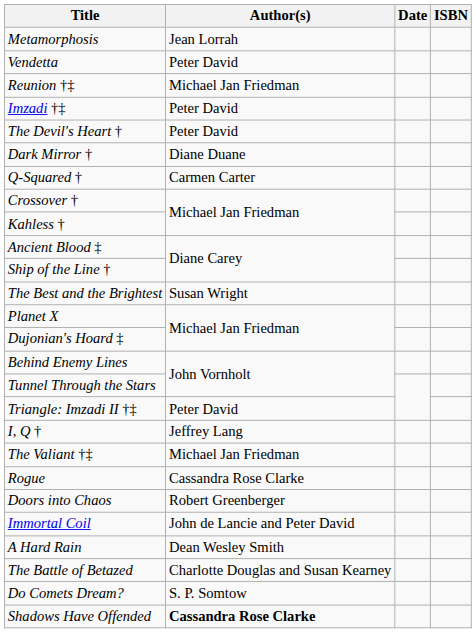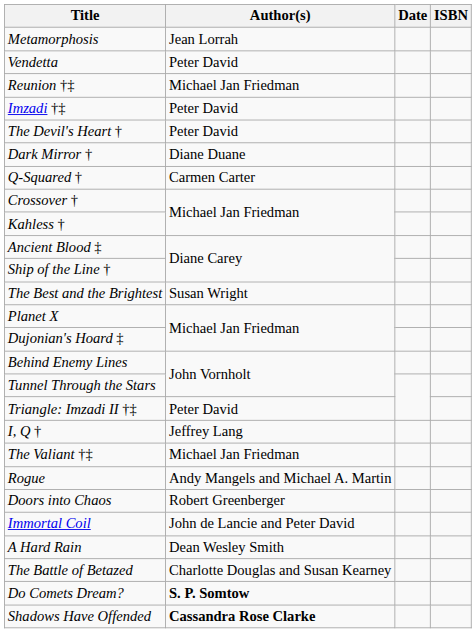(237, 477) Cassandra Rose Clarke -> (280, 477) Andy Mangels and Michael A. Martin
(208, 593) normal -> (209, 593) bold
